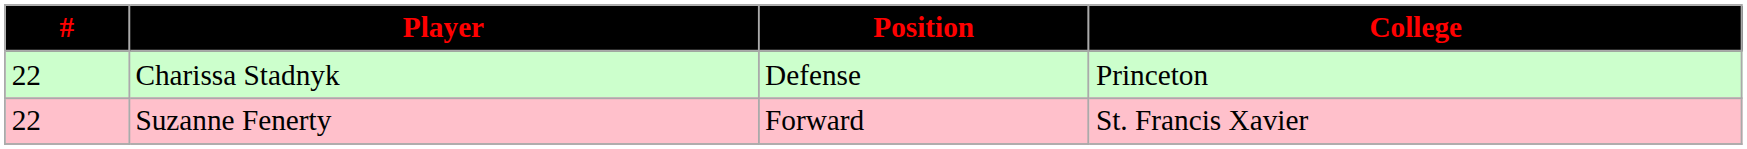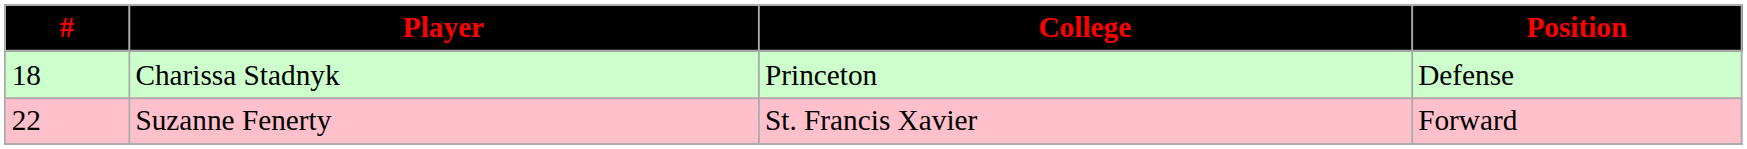columns swapped: (924, 27) <-> (1416, 27)
(26, 74) 22 -> (26, 74) 18
